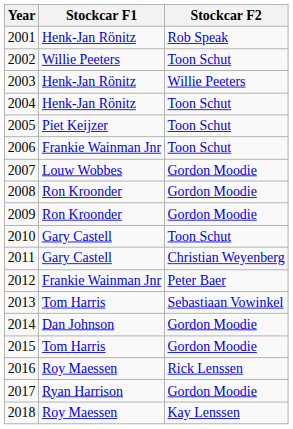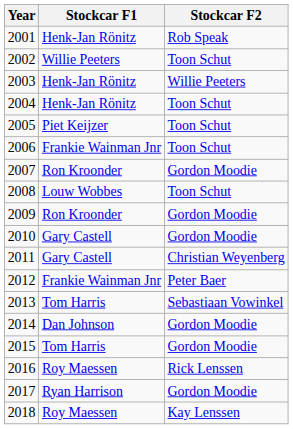(82, 170) Louw Wobbes -> (82, 170) Ron Kroonder
(82, 192) Ron Kroonder -> (82, 192) Louw Wobbes
(212, 192) Gordon Moodie -> (199, 192) Toon Schut
(199, 236) Toon Schut -> (212, 236) Gordon Moodie
